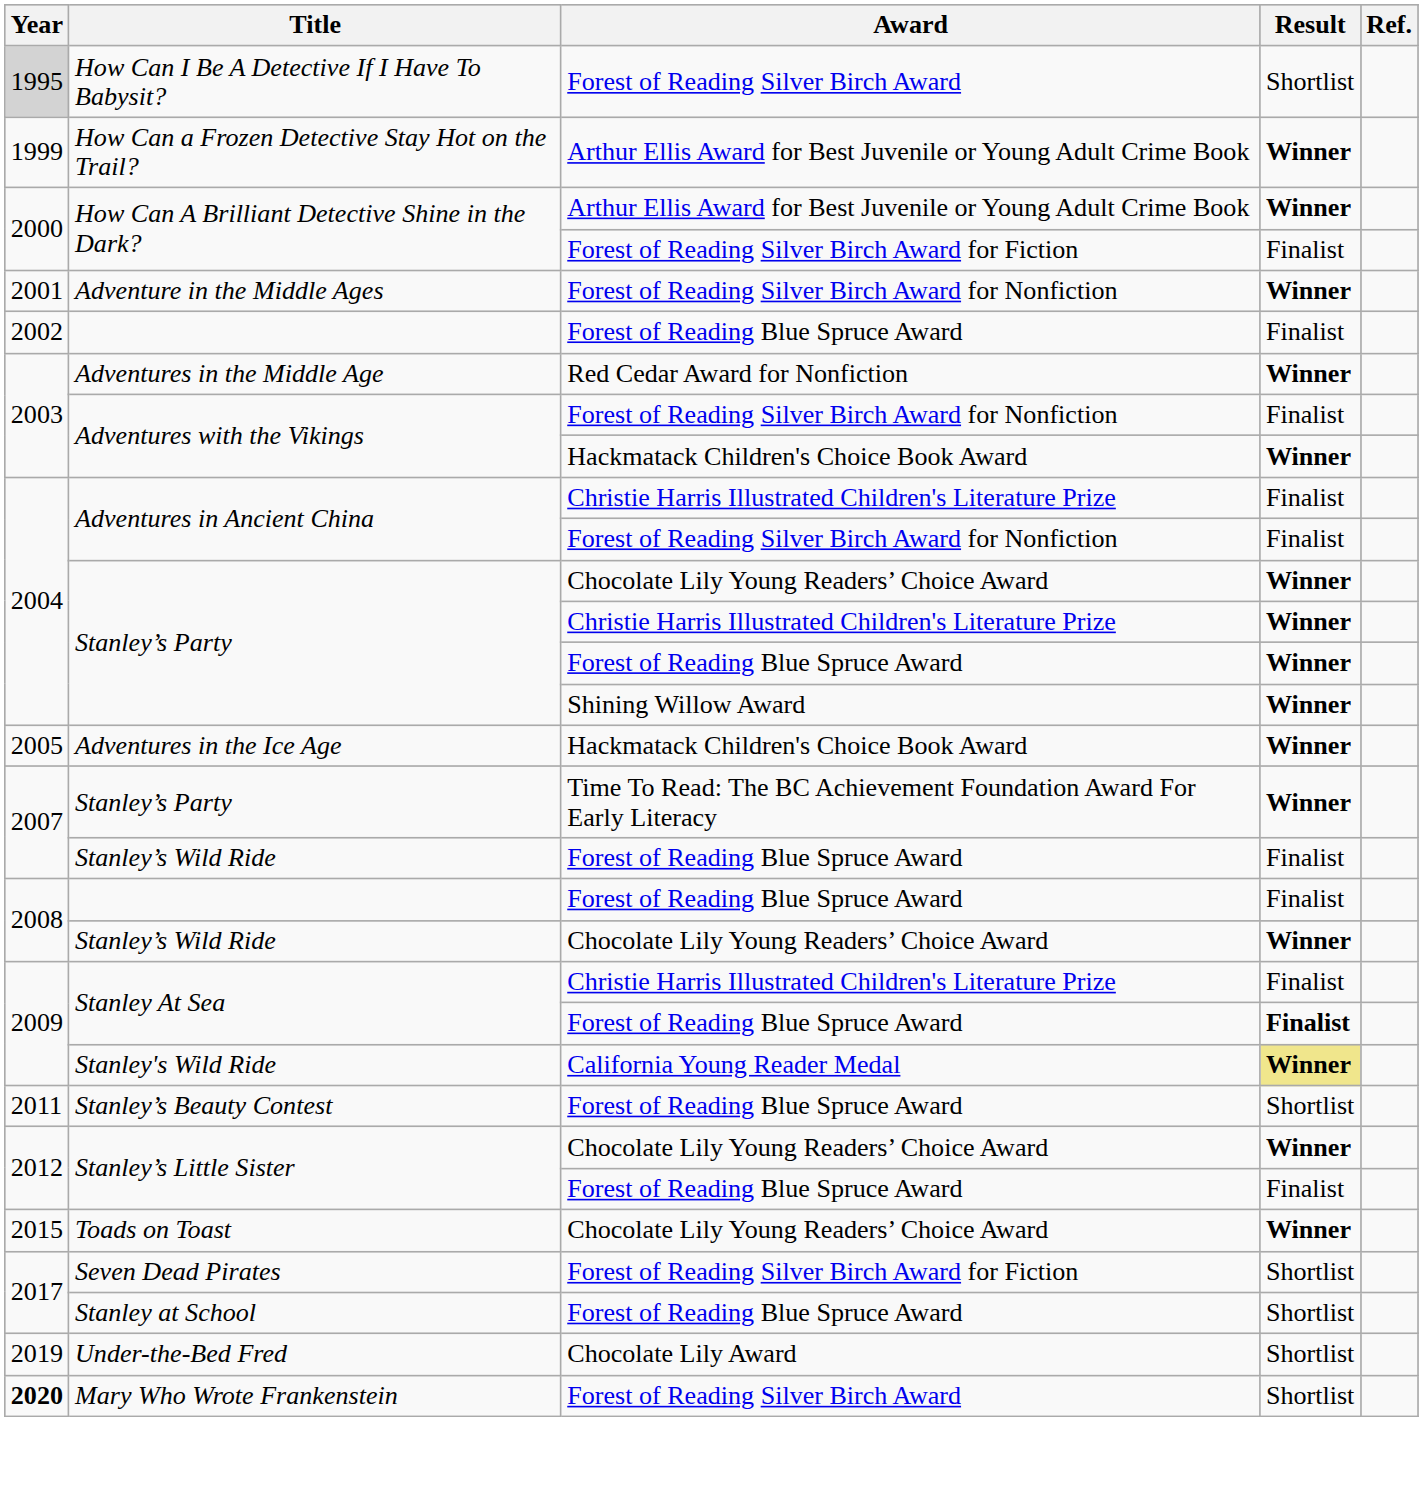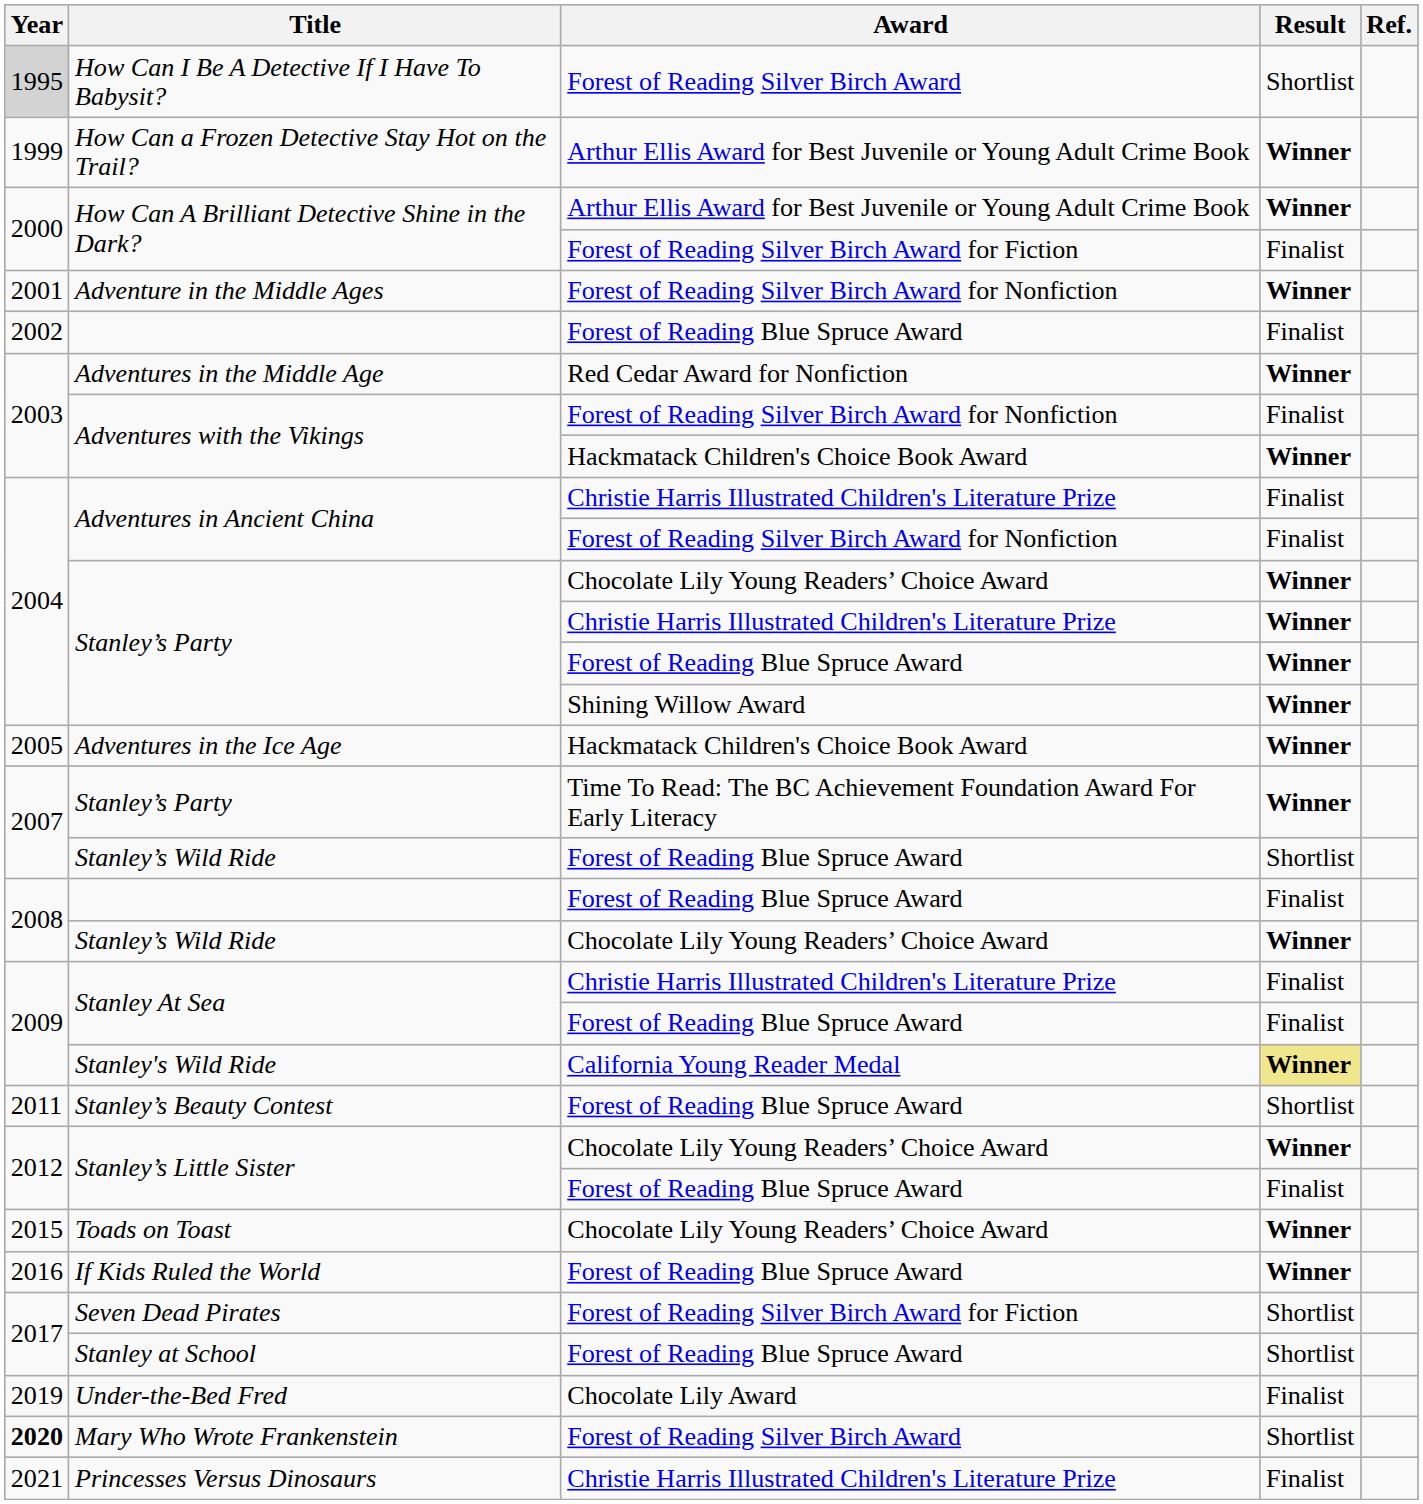(1305, 857) Finalist -> (1310, 857) Shortlist
(1308, 1023) bold -> (1305, 1023) normal
+ row: (198, 1271)
(1310, 1354) Shortlist -> (1305, 1395) Finalist
+ row: (226, 1478)
